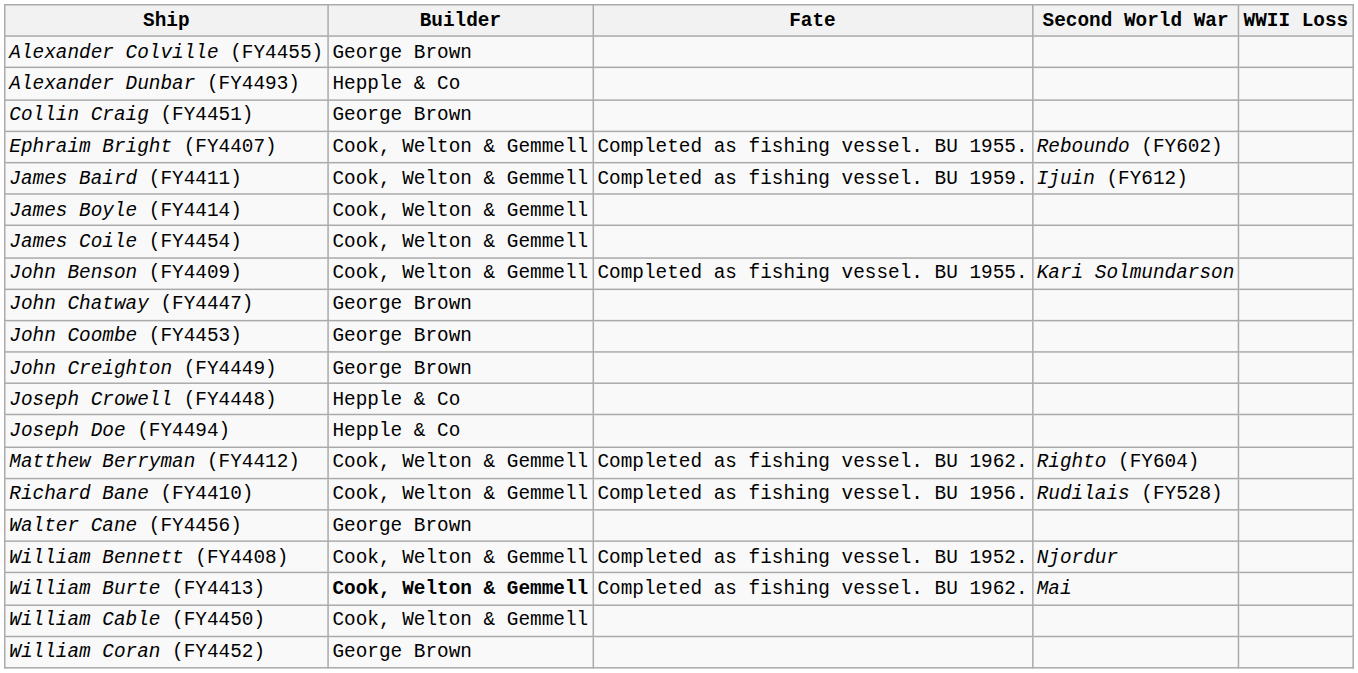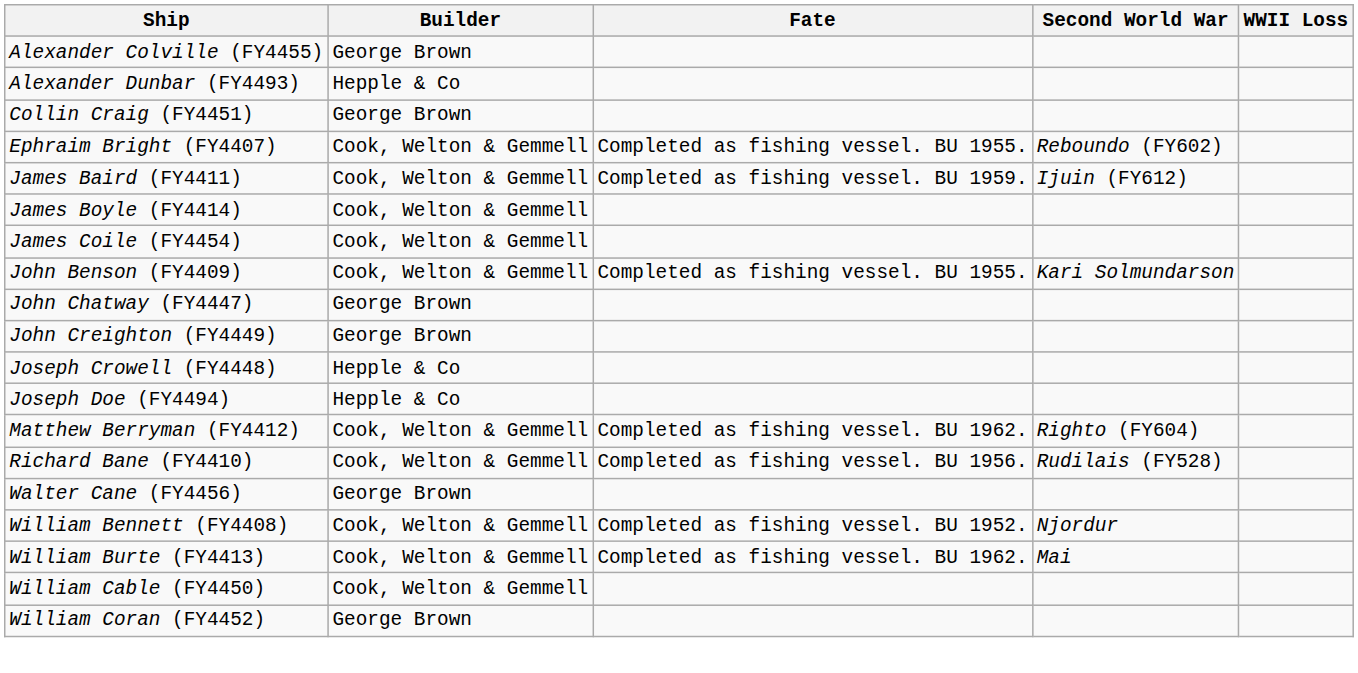- row: (126, 336)
(460, 589) bold -> (460, 557) normal
